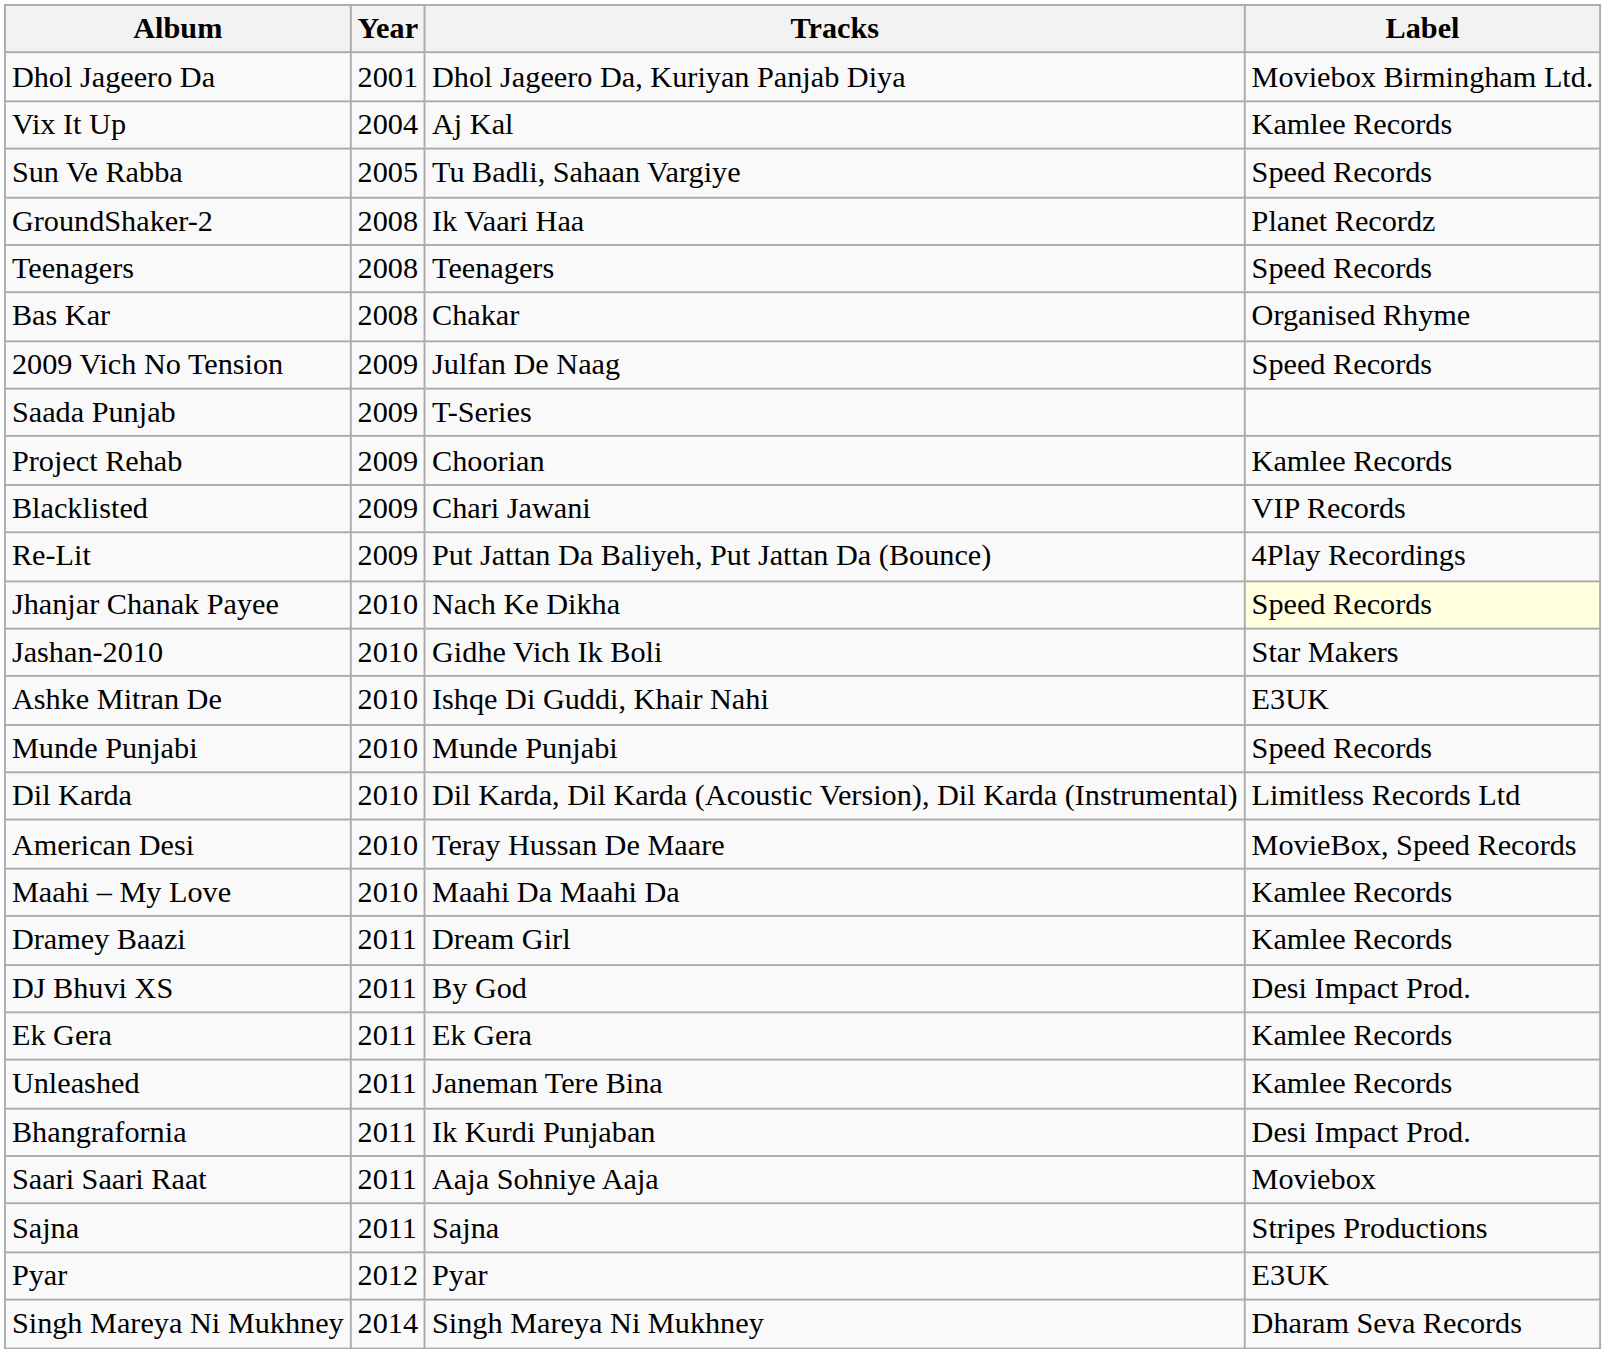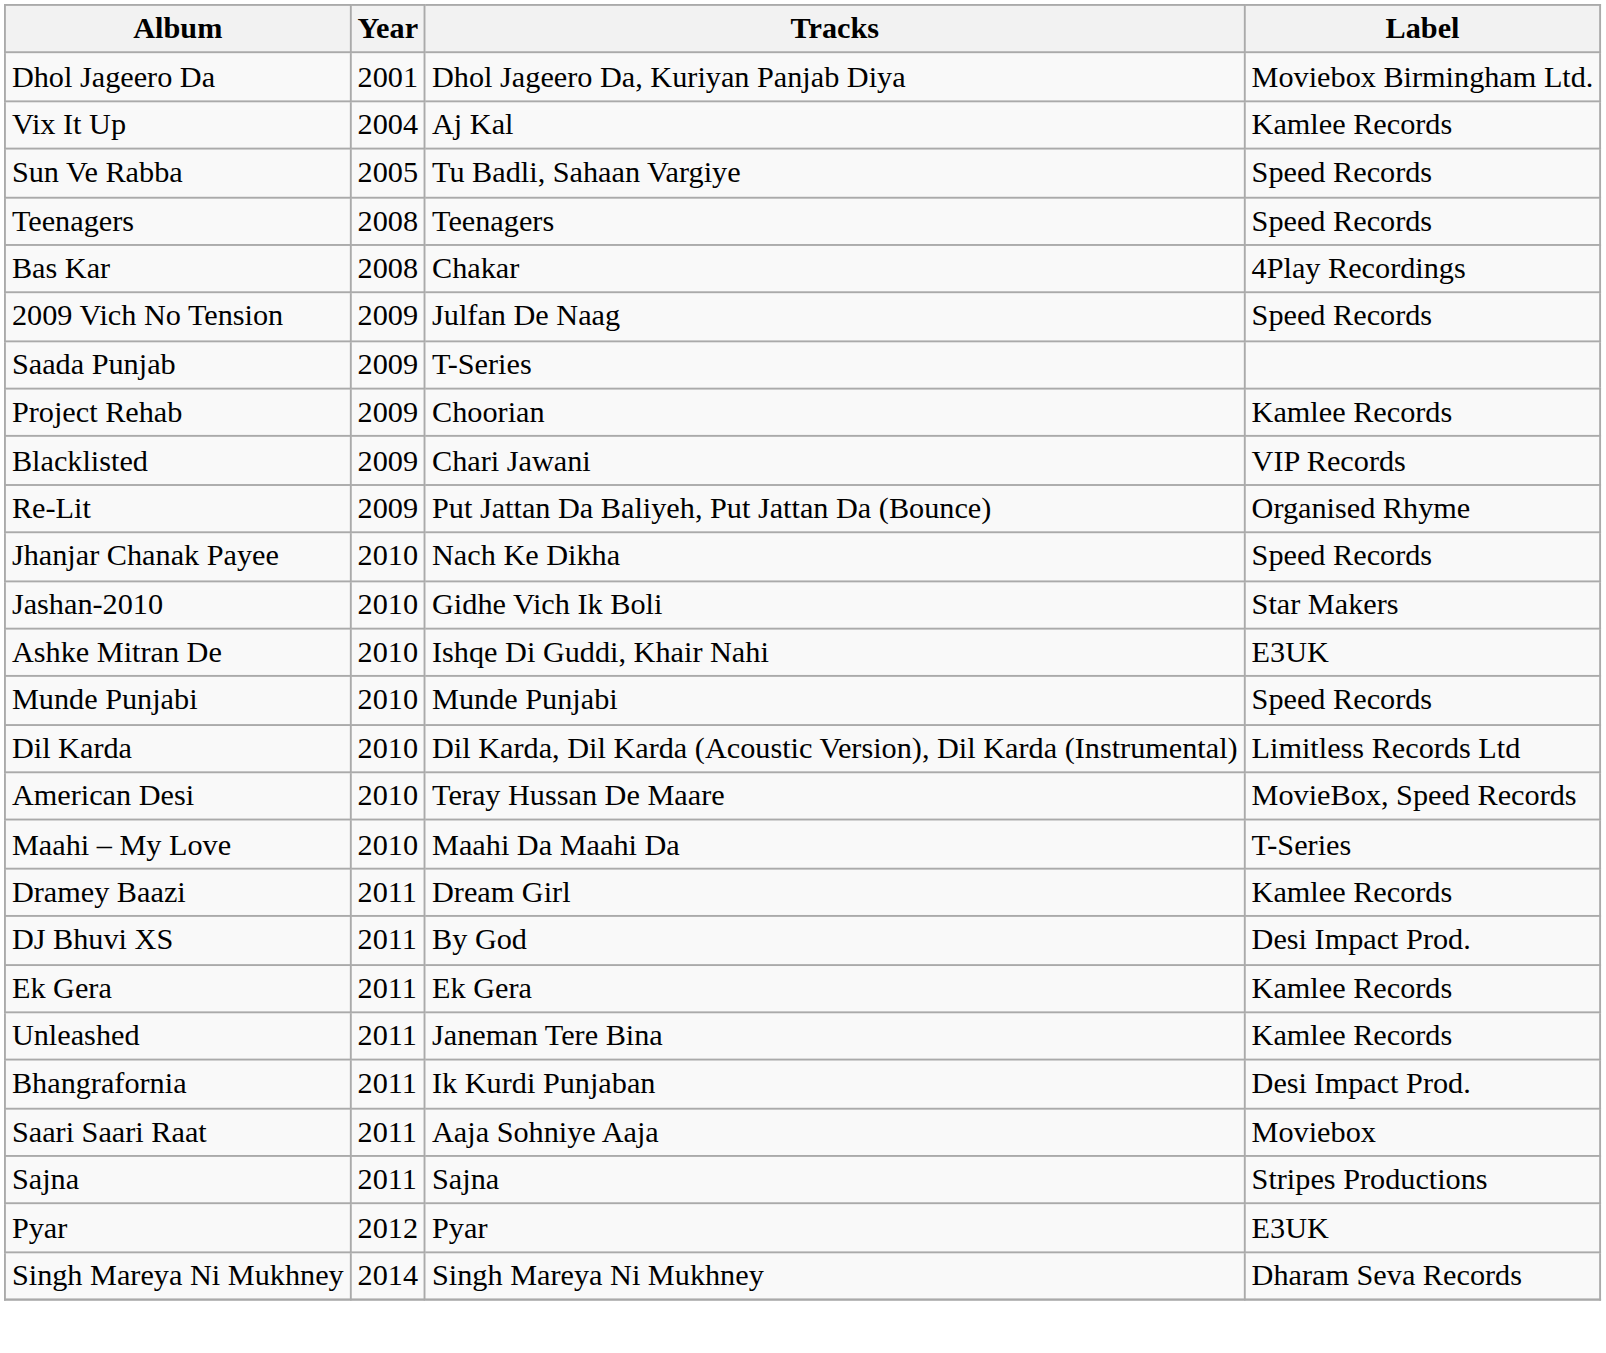- row: (112, 220)
(1361, 316) Organised Rhyme -> (1359, 268) 4Play Recordings
(1359, 556) 4Play Recordings -> (1361, 508) Organised Rhyme
(1342, 603) lightyellow background -> (1342, 556) no background
(1352, 891) Kamlee Records -> (1301, 843) T-Series
